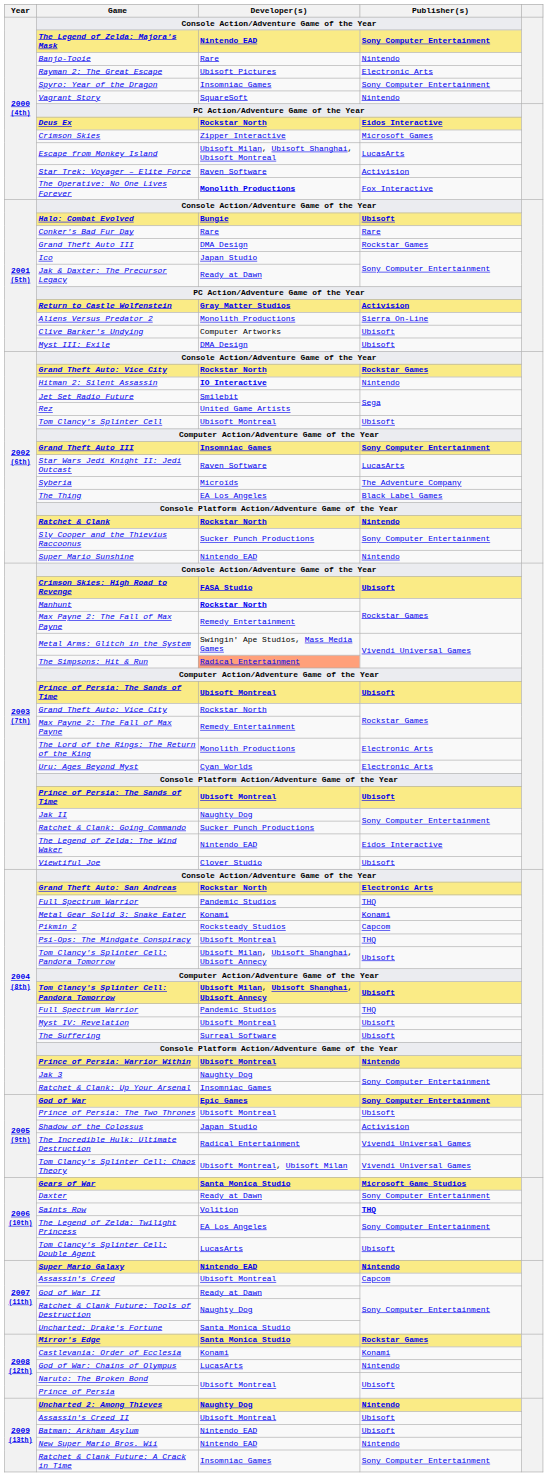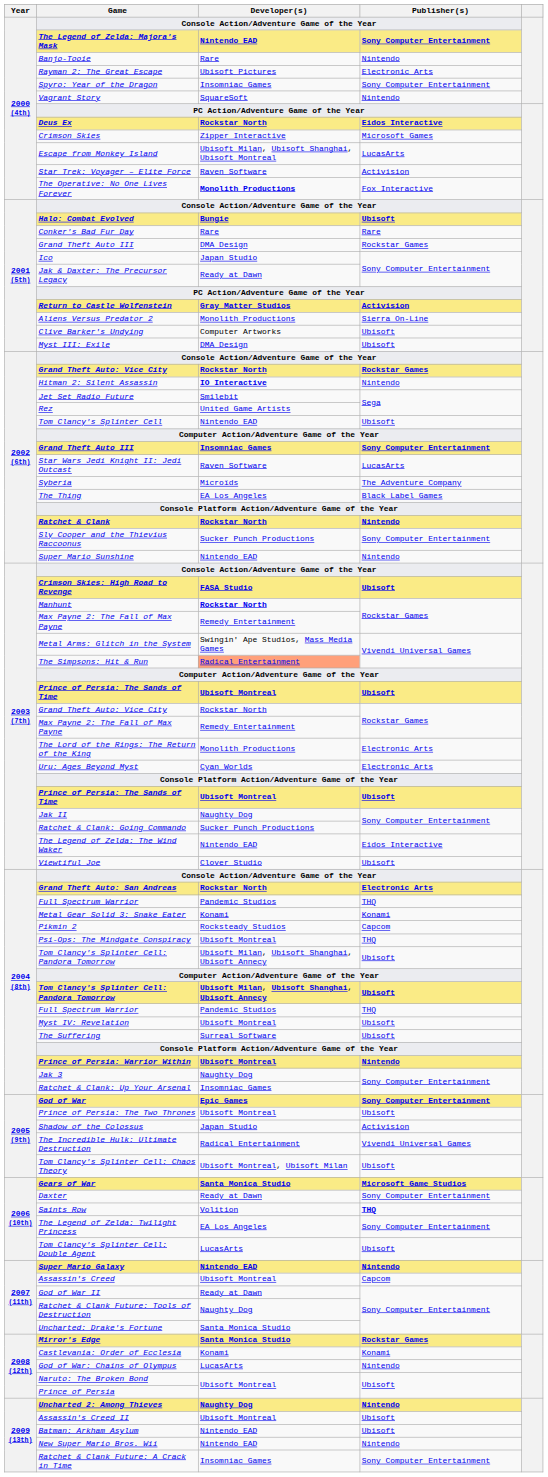(238, 422) Ubisoft Montreal -> (229, 422) Nintendo EAD
(416, 1166) Vivendi Universal Games -> (378, 1166) Ubisoft
